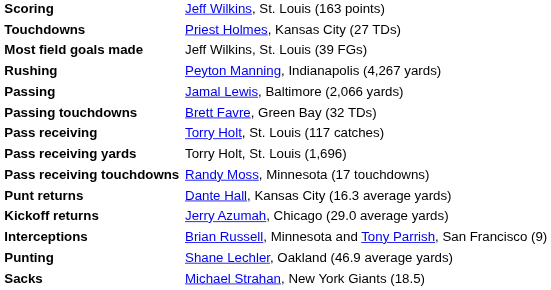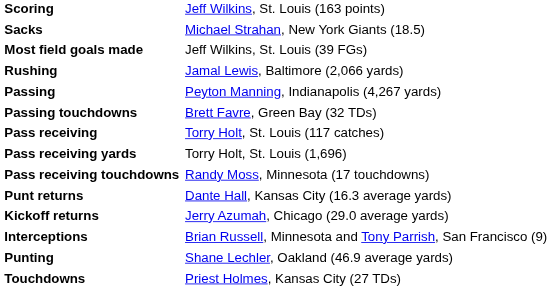rows swapped: (45, 29) <-> (24, 278)
(313, 71) Peyton Manning, Indianapolis (4,267 yards) -> (294, 71) Jamal Lewis, Baltimore (2,066 yards)
(294, 91) Jamal Lewis, Baltimore (2,066 yards) -> (313, 91) Peyton Manning, Indianapolis (4,267 yards)
